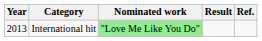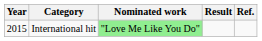(17, 28) 2013 -> (17, 28) 2015
